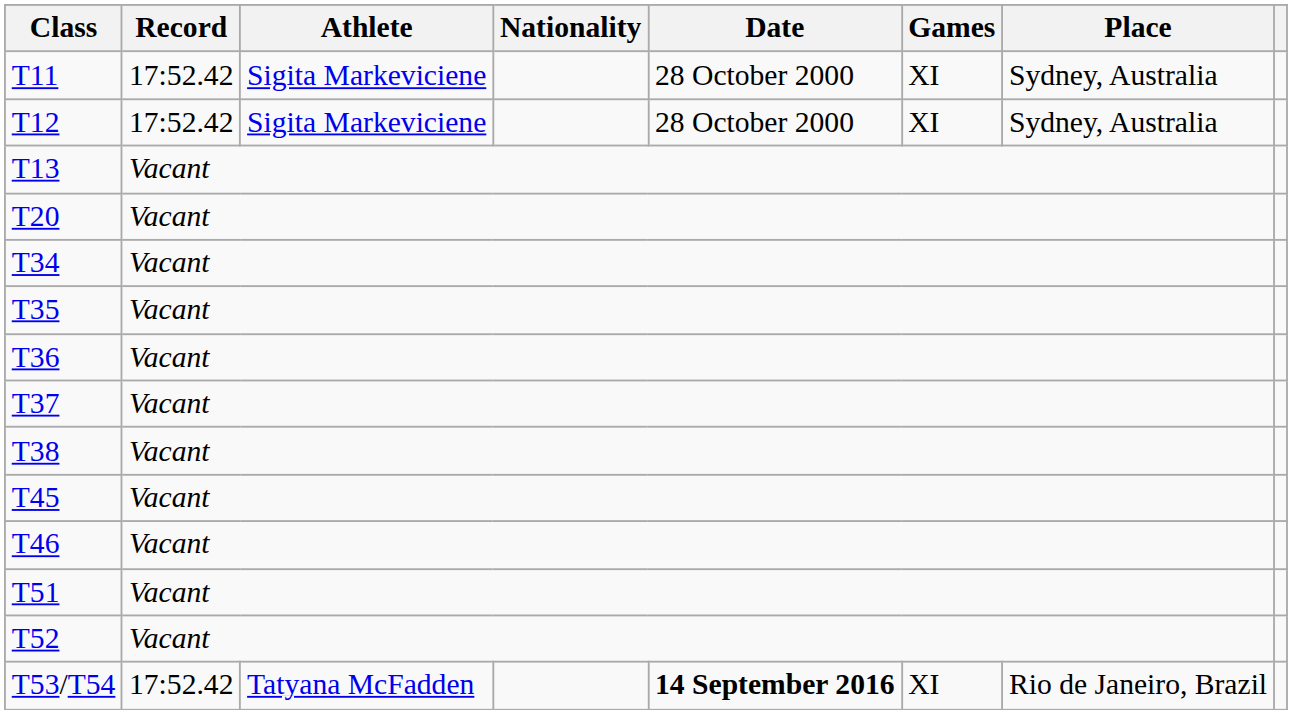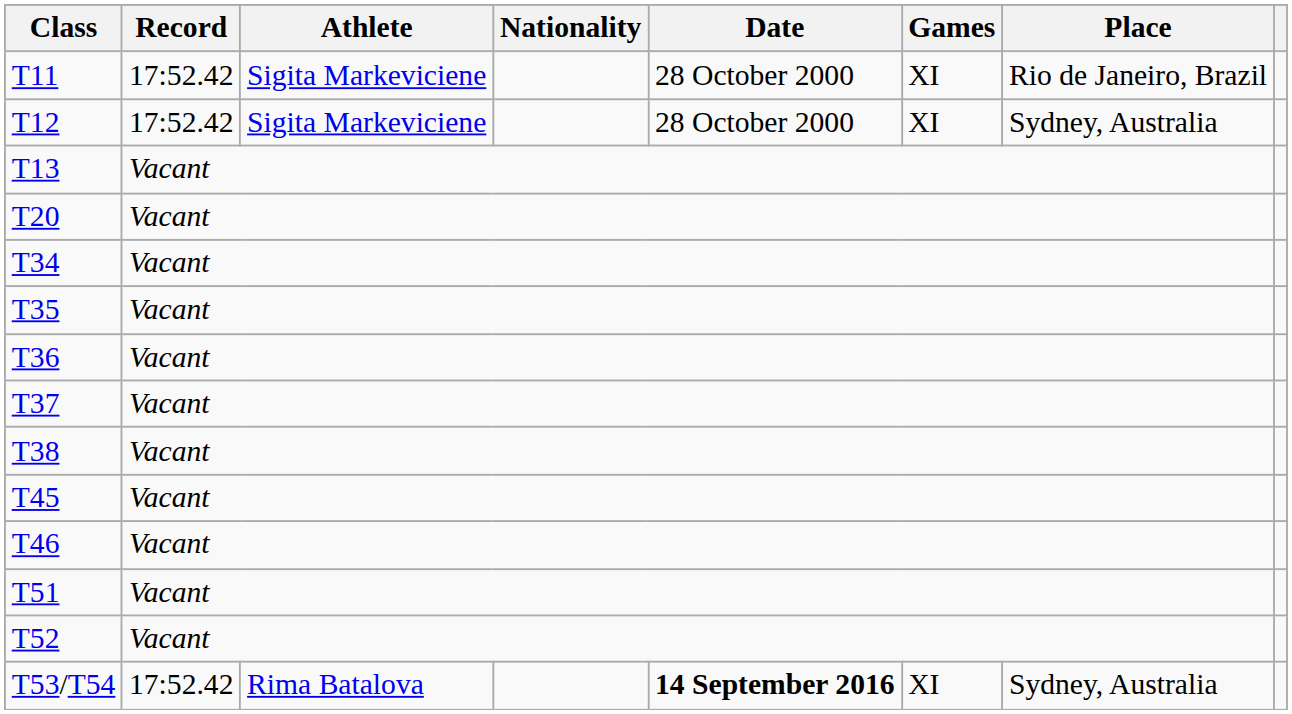(1113, 74) Sydney, Australia -> (1138, 74) Rio de Janeiro, Brazil
(361, 685) Tatyana McFadden -> (335, 685) Rima Batalova
(1138, 685) Rio de Janeiro, Brazil -> (1113, 685) Sydney, Australia
